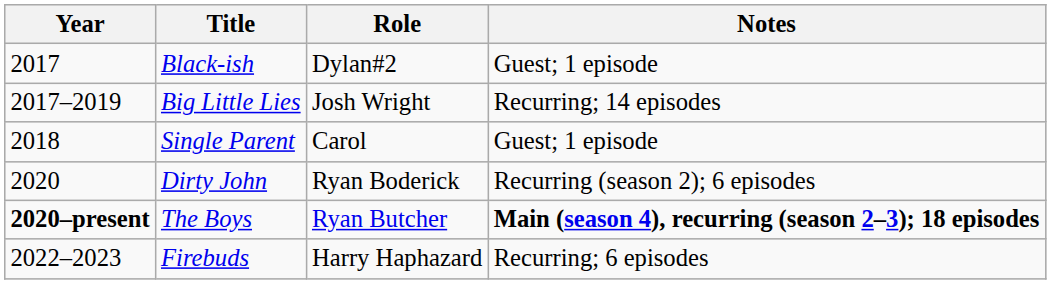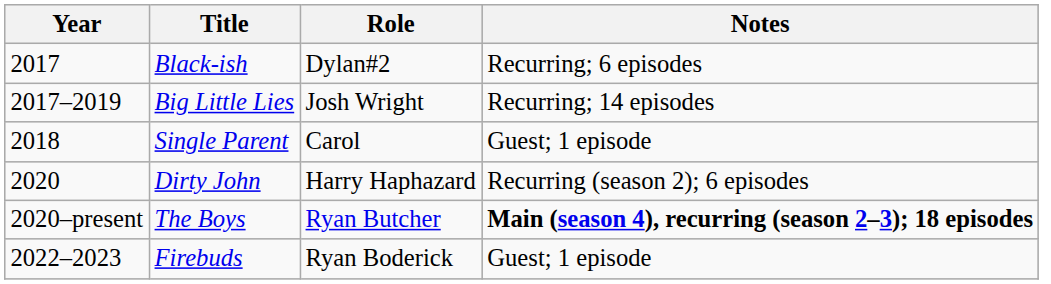(576, 63) Guest; 1 episode -> (595, 63) Recurring; 6 episodes
(386, 180) Ryan Boderick -> (391, 180) Harry Haphazard
(80, 219) bold -> (77, 219) normal
(397, 258) Harry Haphazard -> (379, 258) Ryan Boderick
(601, 258) Recurring; 6 episodes -> (569, 258) Guest; 1 episode
